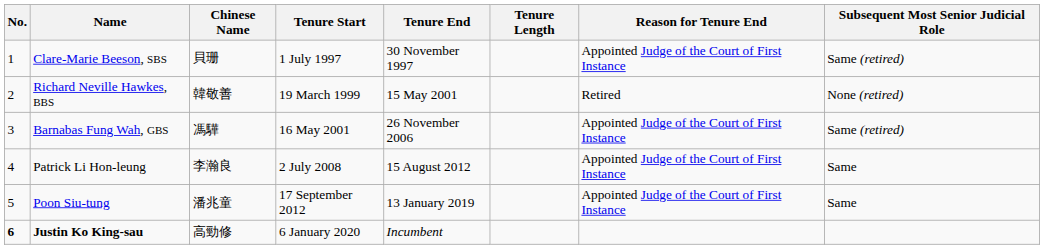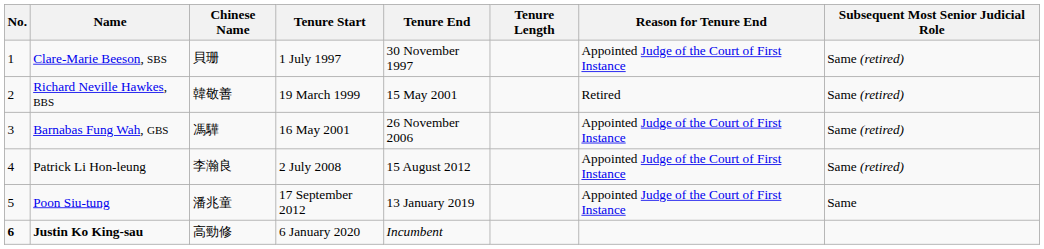(865, 94) None (retired) -> (866, 94) Same (retired)
(842, 166) Same -> (866, 166) Same (retired)
